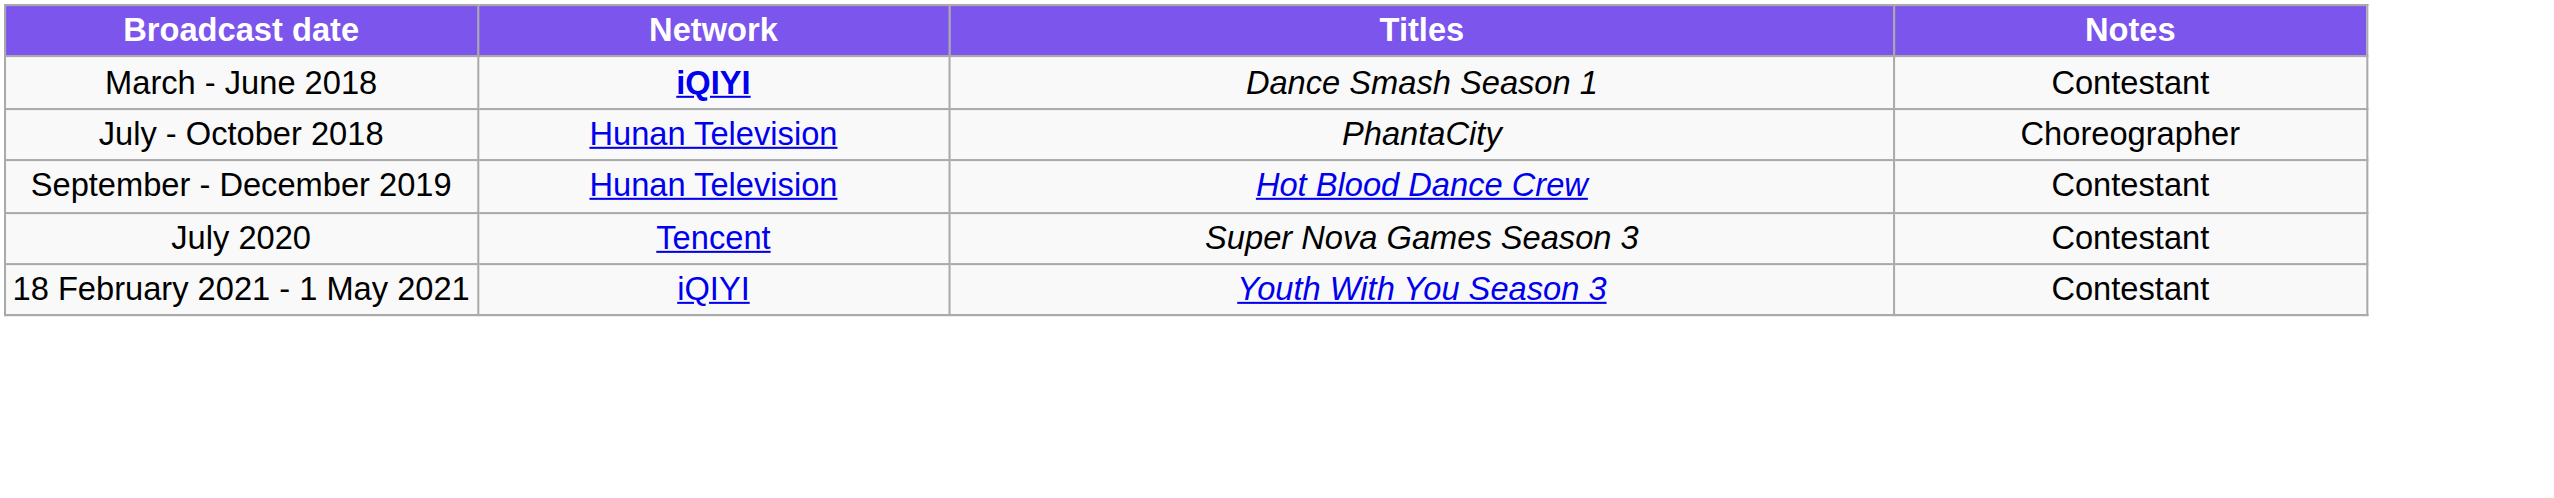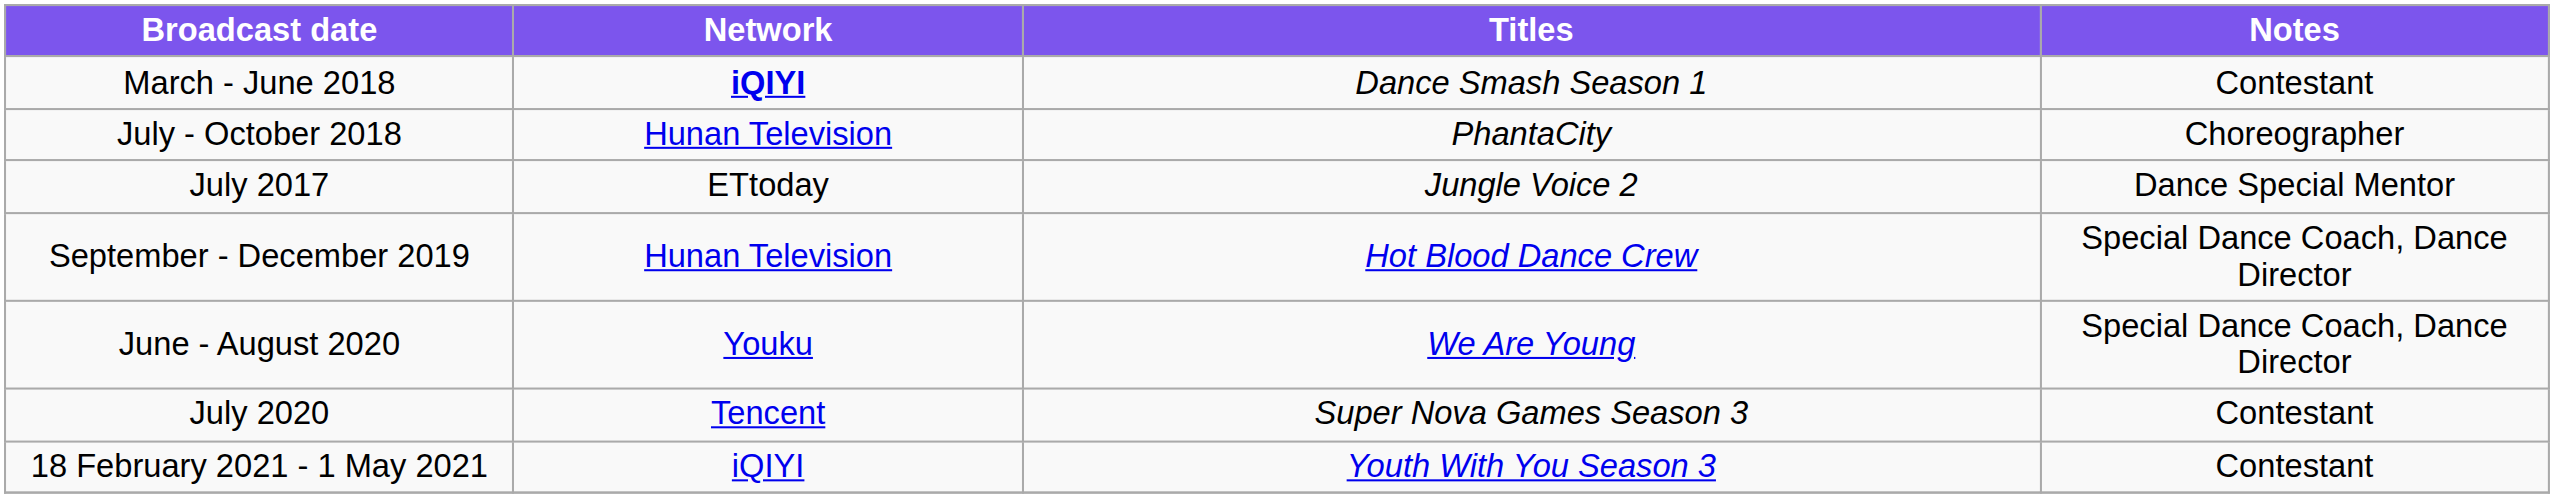+ row: (259, 185)
(2130, 185) Contestant -> (2294, 255) Special Dance Coach, Dance Director
+ row: (259, 344)
